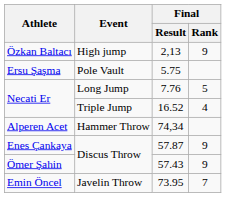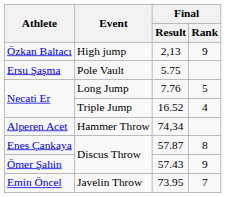(205, 145) 9 -> (205, 145) 8
